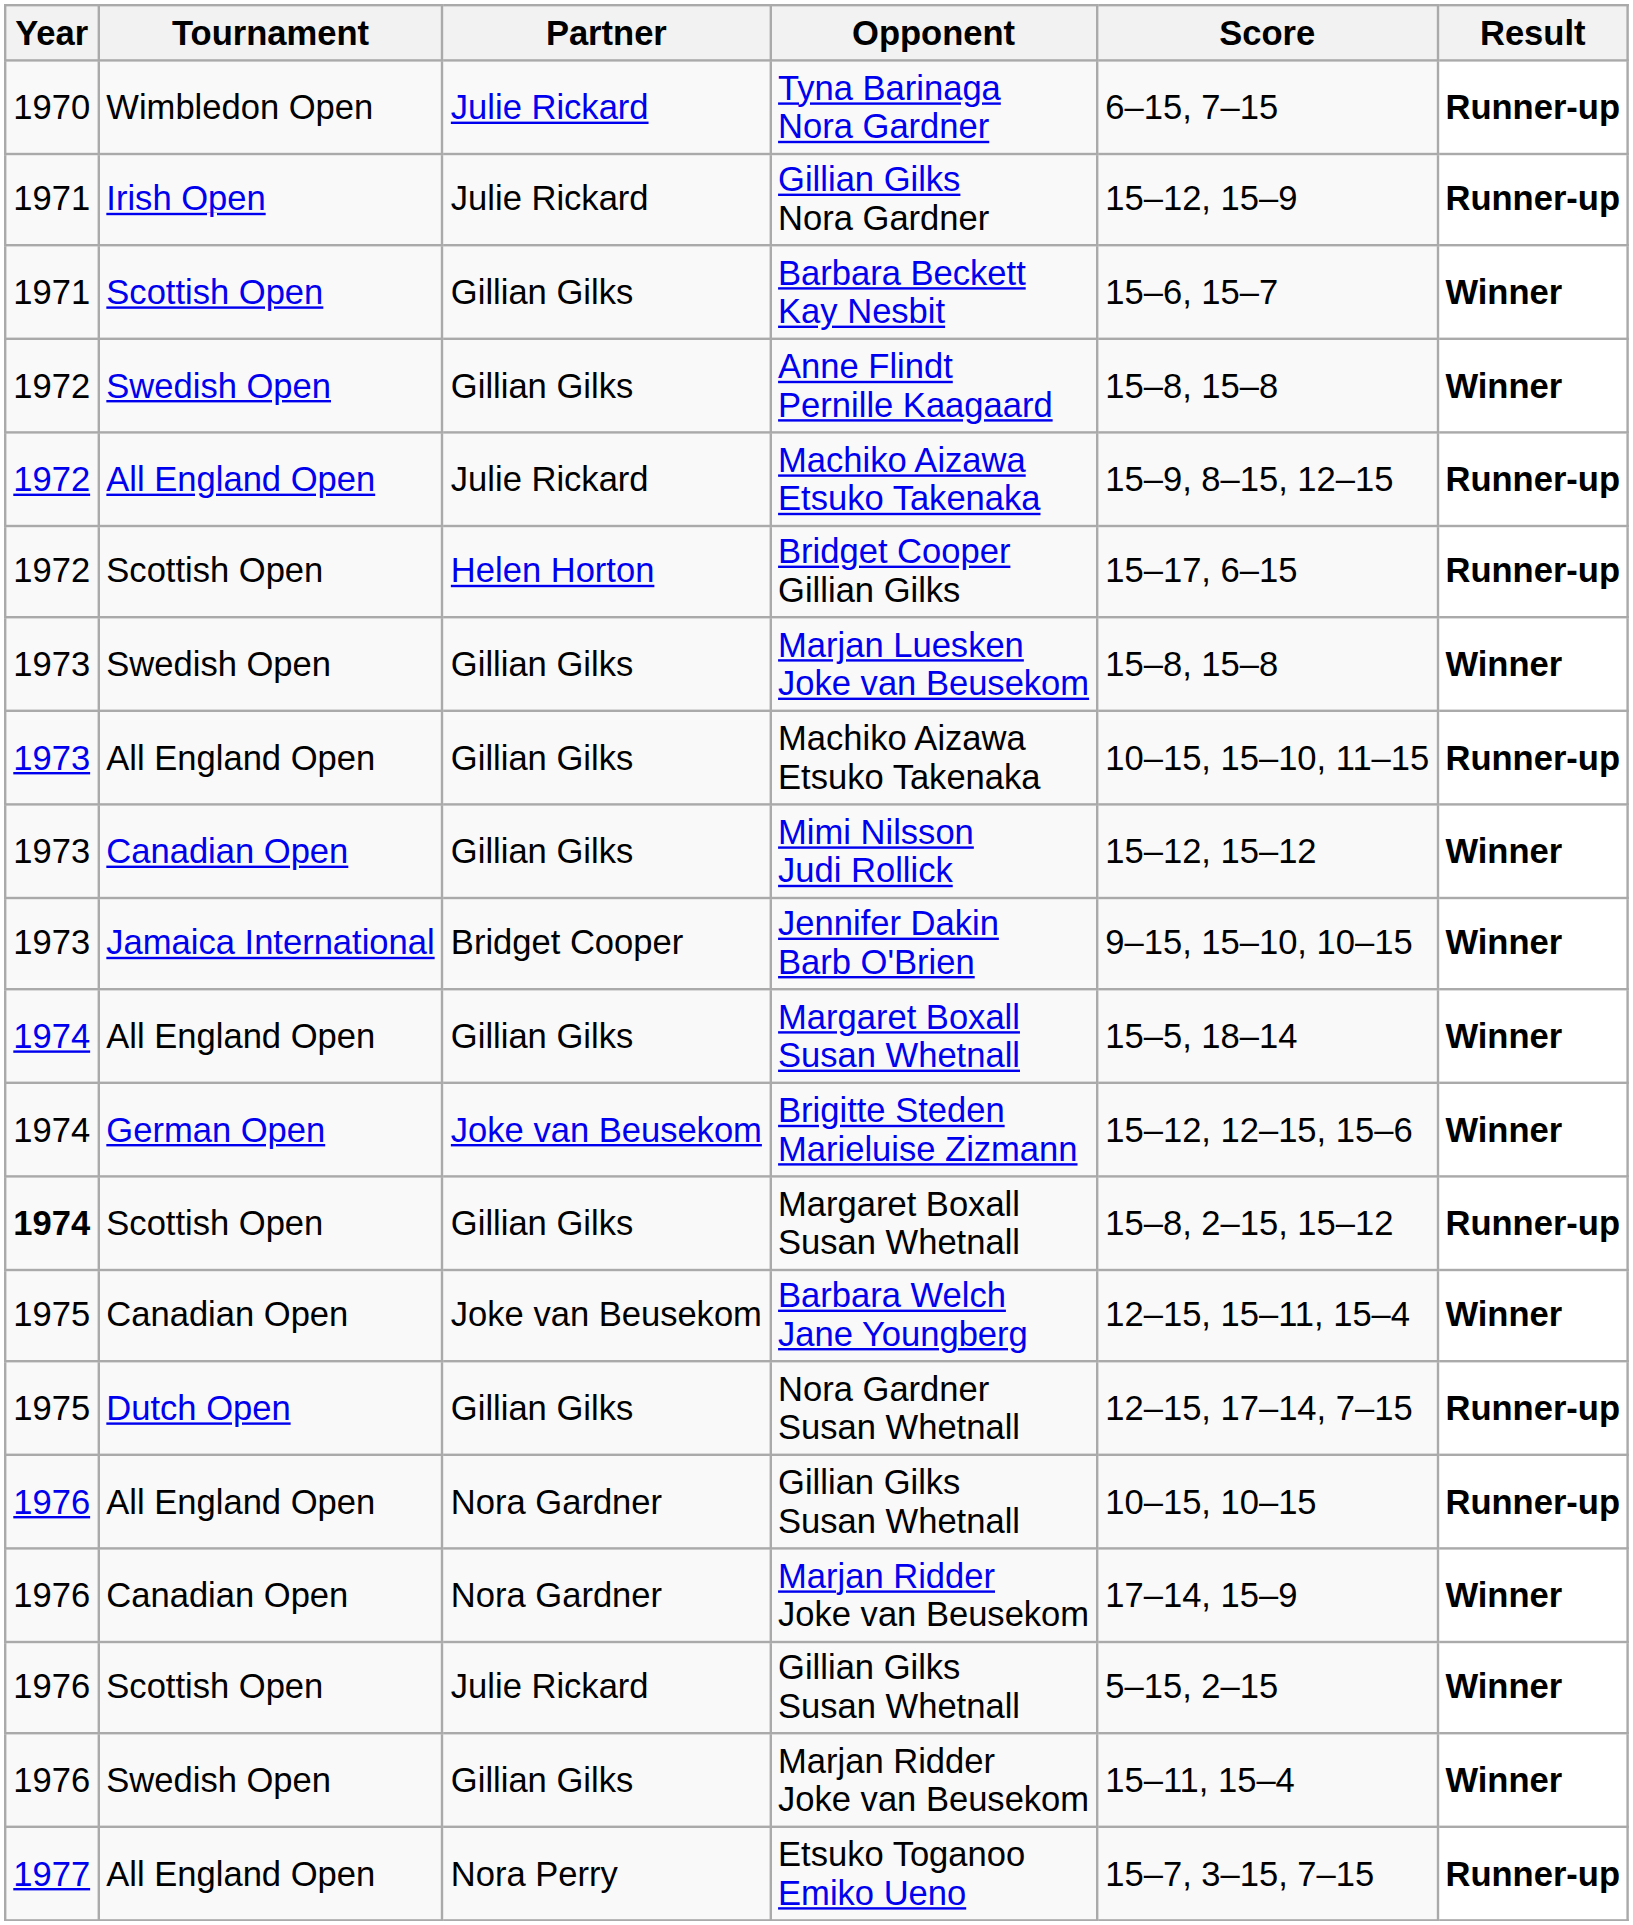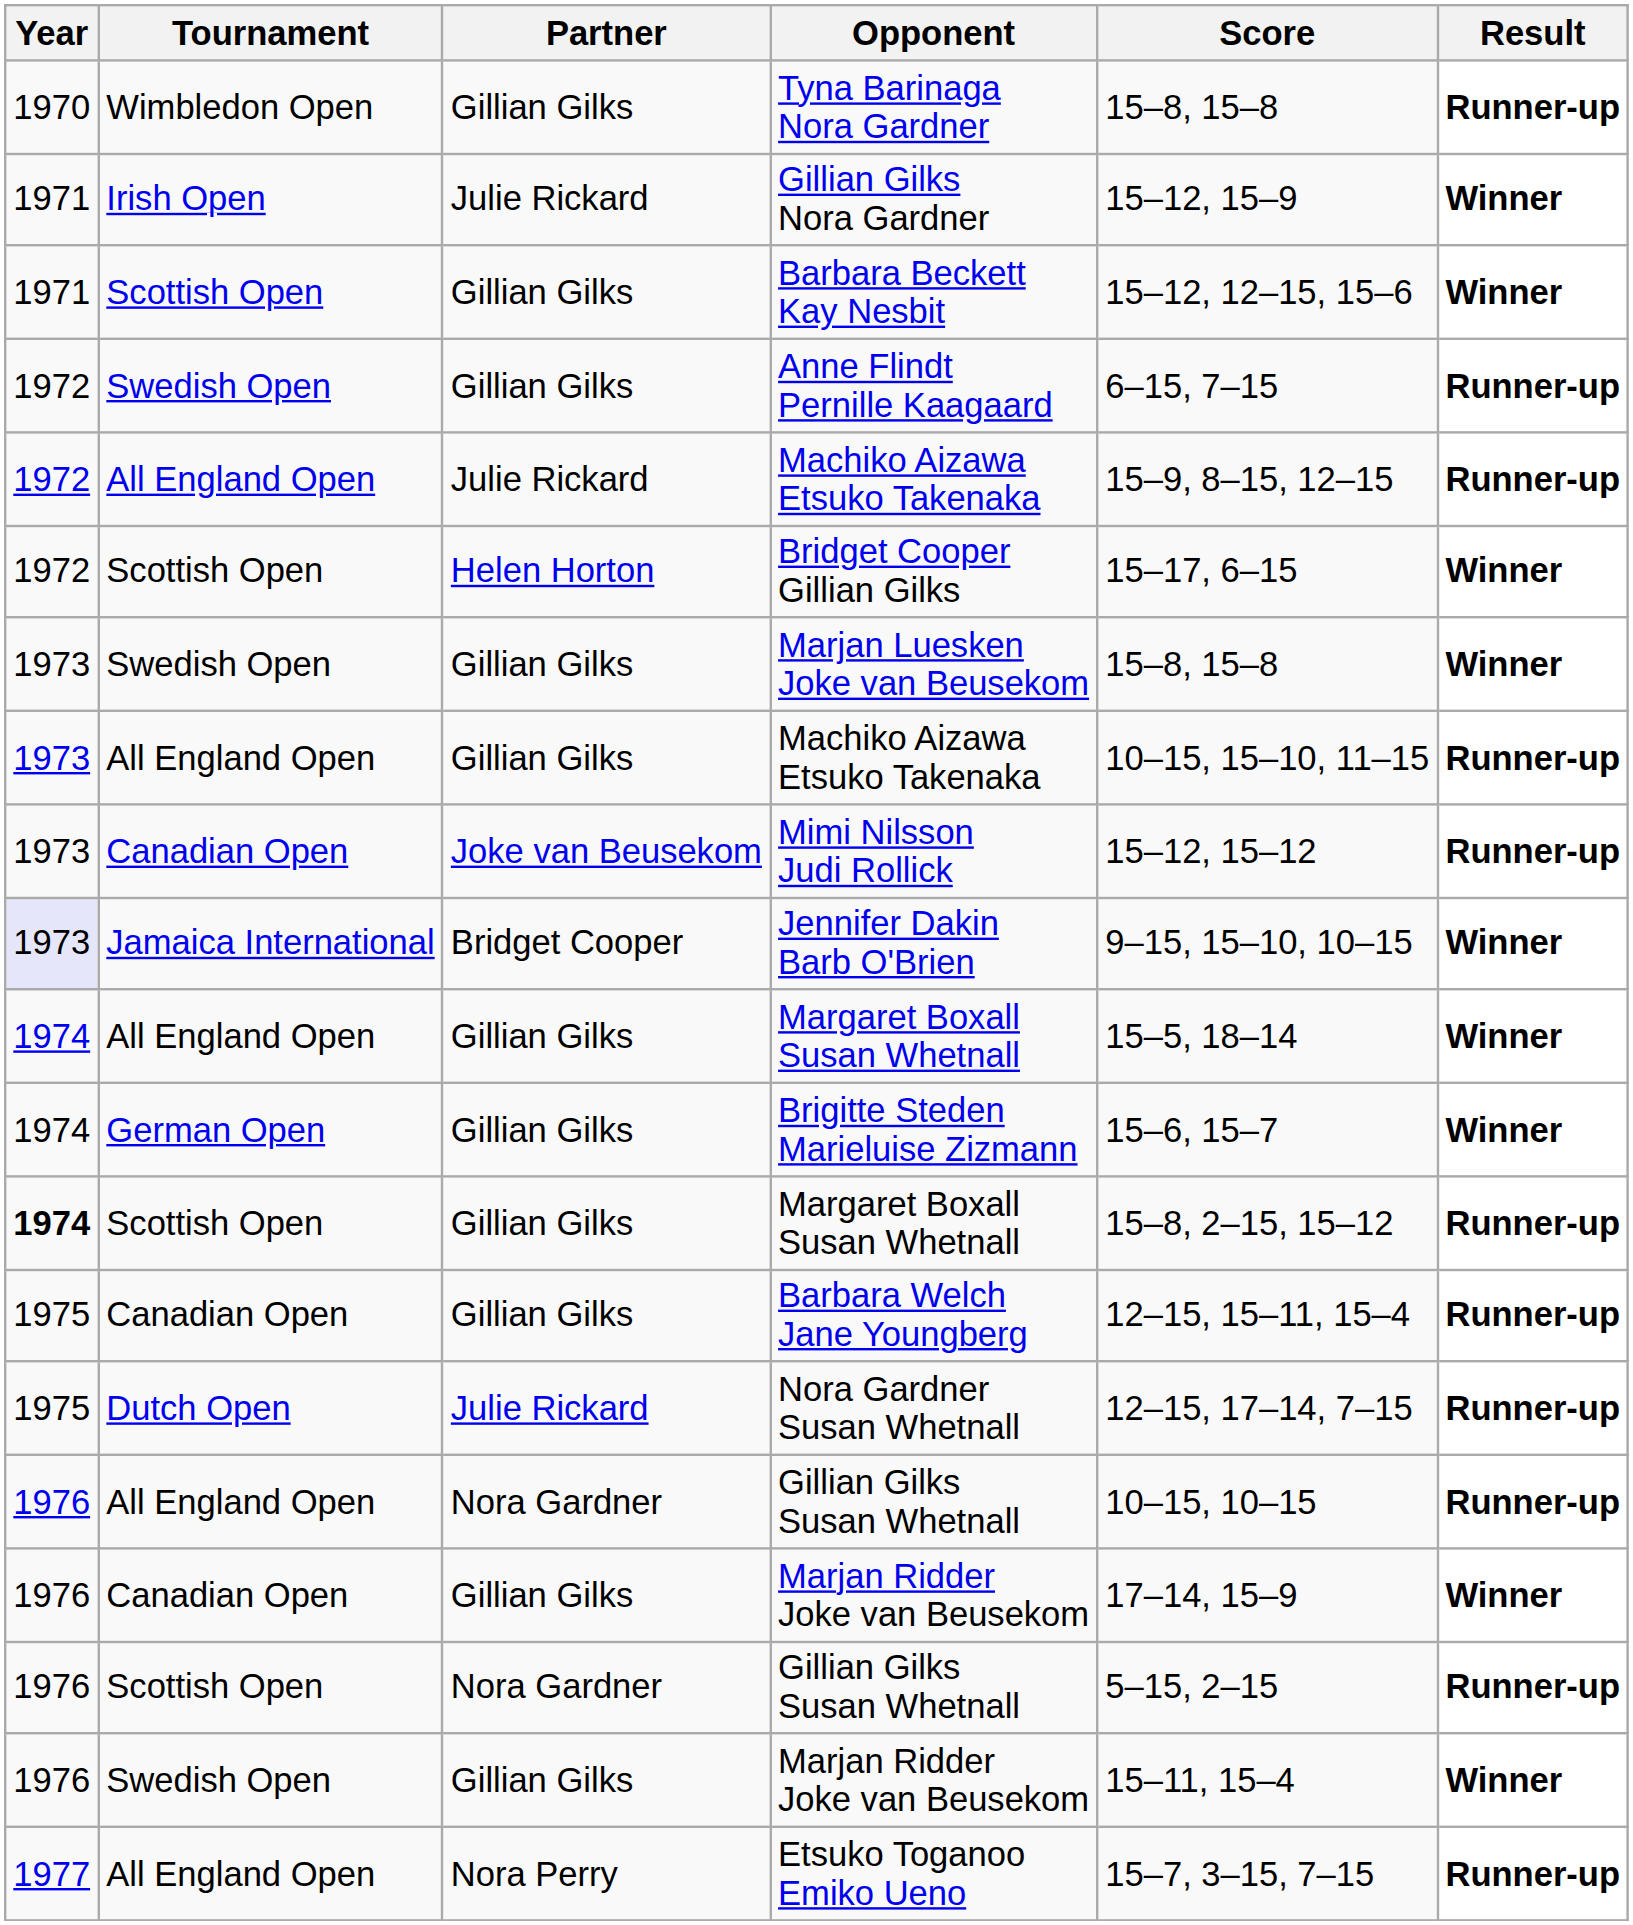(550, 107) Julie Rickard -> (542, 107) Gillian Gilks
(1192, 107) 6–15, 7–15 -> (1192, 107) 15–8, 15–8
(1533, 200) Runner-up -> (1504, 200) Winner
(1192, 293) 15–6, 15–7 -> (1259, 293) 15–12, 12–15, 15–6
(1192, 386) 15–8, 15–8 -> (1192, 386) 6–15, 7–15
(1504, 386) Winner -> (1533, 386) Runner-up
(1533, 572) Runner-up -> (1504, 572) Winner
(542, 851) Gillian Gilks -> (606, 851) Joke van Beusekom
(1504, 851) Winner -> (1533, 851) Runner-up
(52, 944) no background -> (52, 944) lavender background
(606, 1130) Joke van Beusekom -> (542, 1130) Gillian Gilks
(1259, 1130) 15–12, 12–15, 15–6 -> (1192, 1130) 15–6, 15–7
(606, 1316) Joke van Beusekom -> (542, 1316) Gillian Gilks
(1504, 1316) Winner -> (1533, 1316) Runner-up
(542, 1409) Gillian Gilks -> (550, 1409) Julie Rickard
(556, 1595) Nora Gardner -> (542, 1595) Gillian Gilks
(550, 1688) Julie Rickard -> (556, 1688) Nora Gardner
(1504, 1688) Winner -> (1533, 1688) Runner-up
